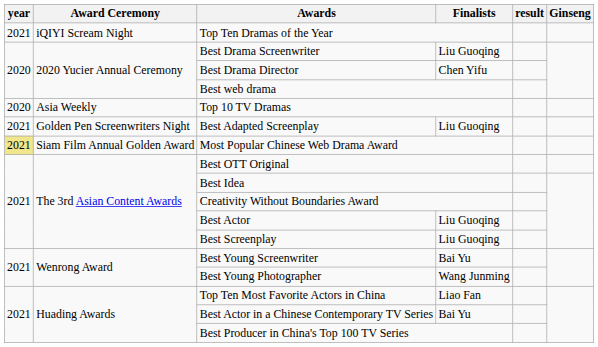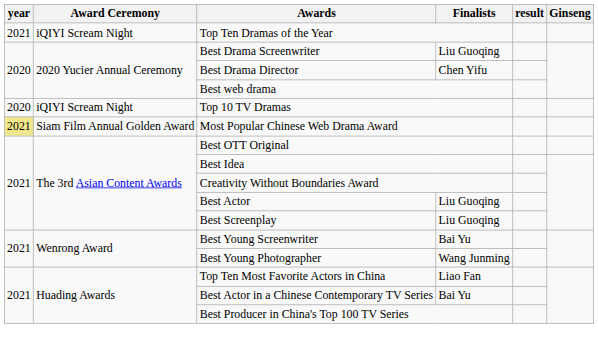(66, 107) Asia Weekly -> (85, 107) iQIYI Scream Night
- row: (259, 126)
